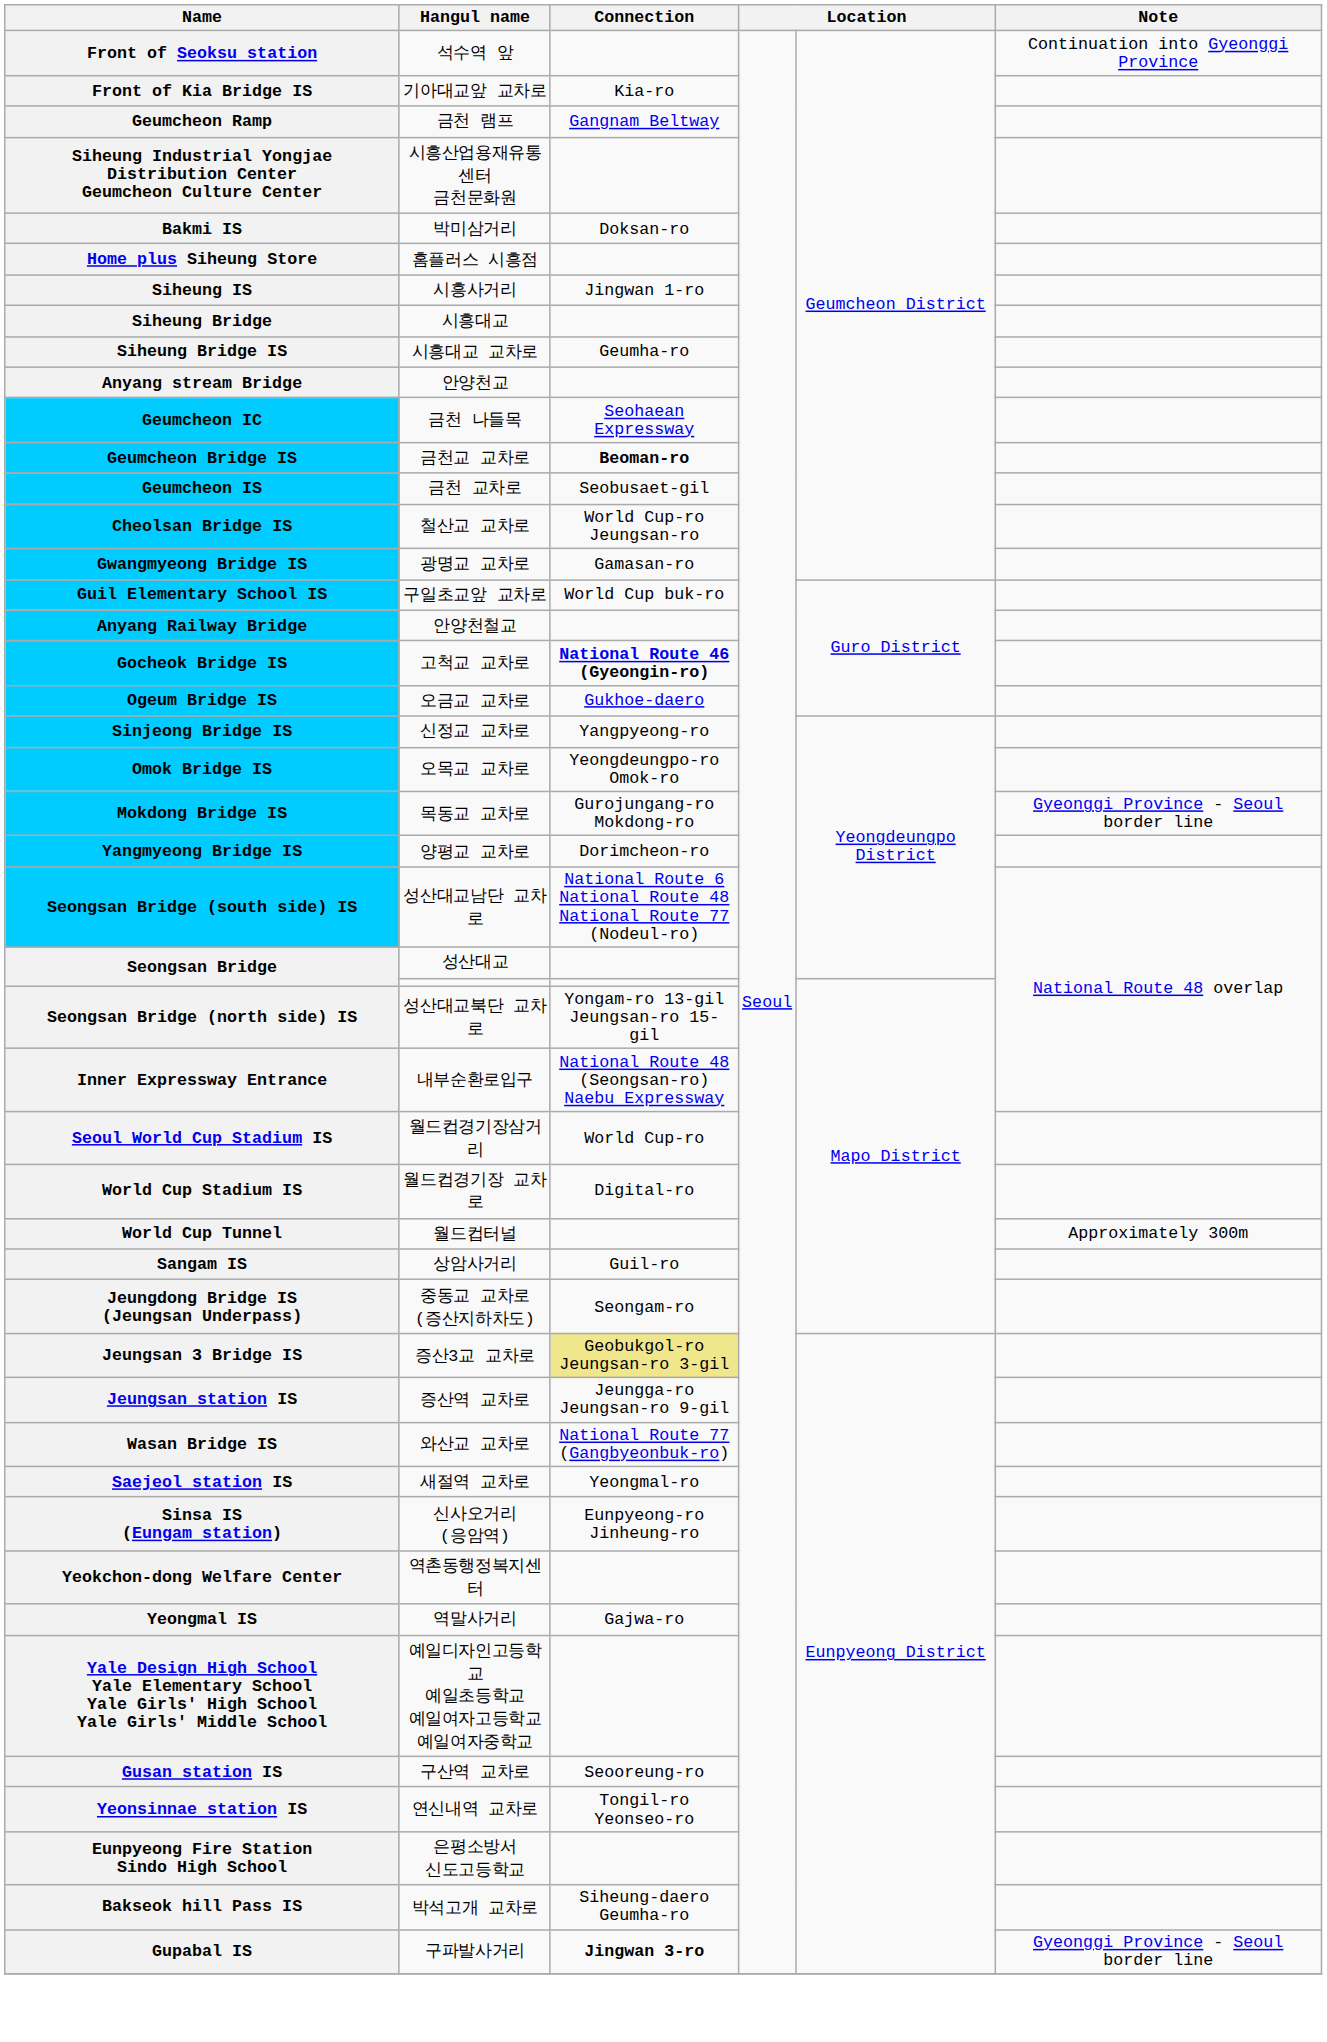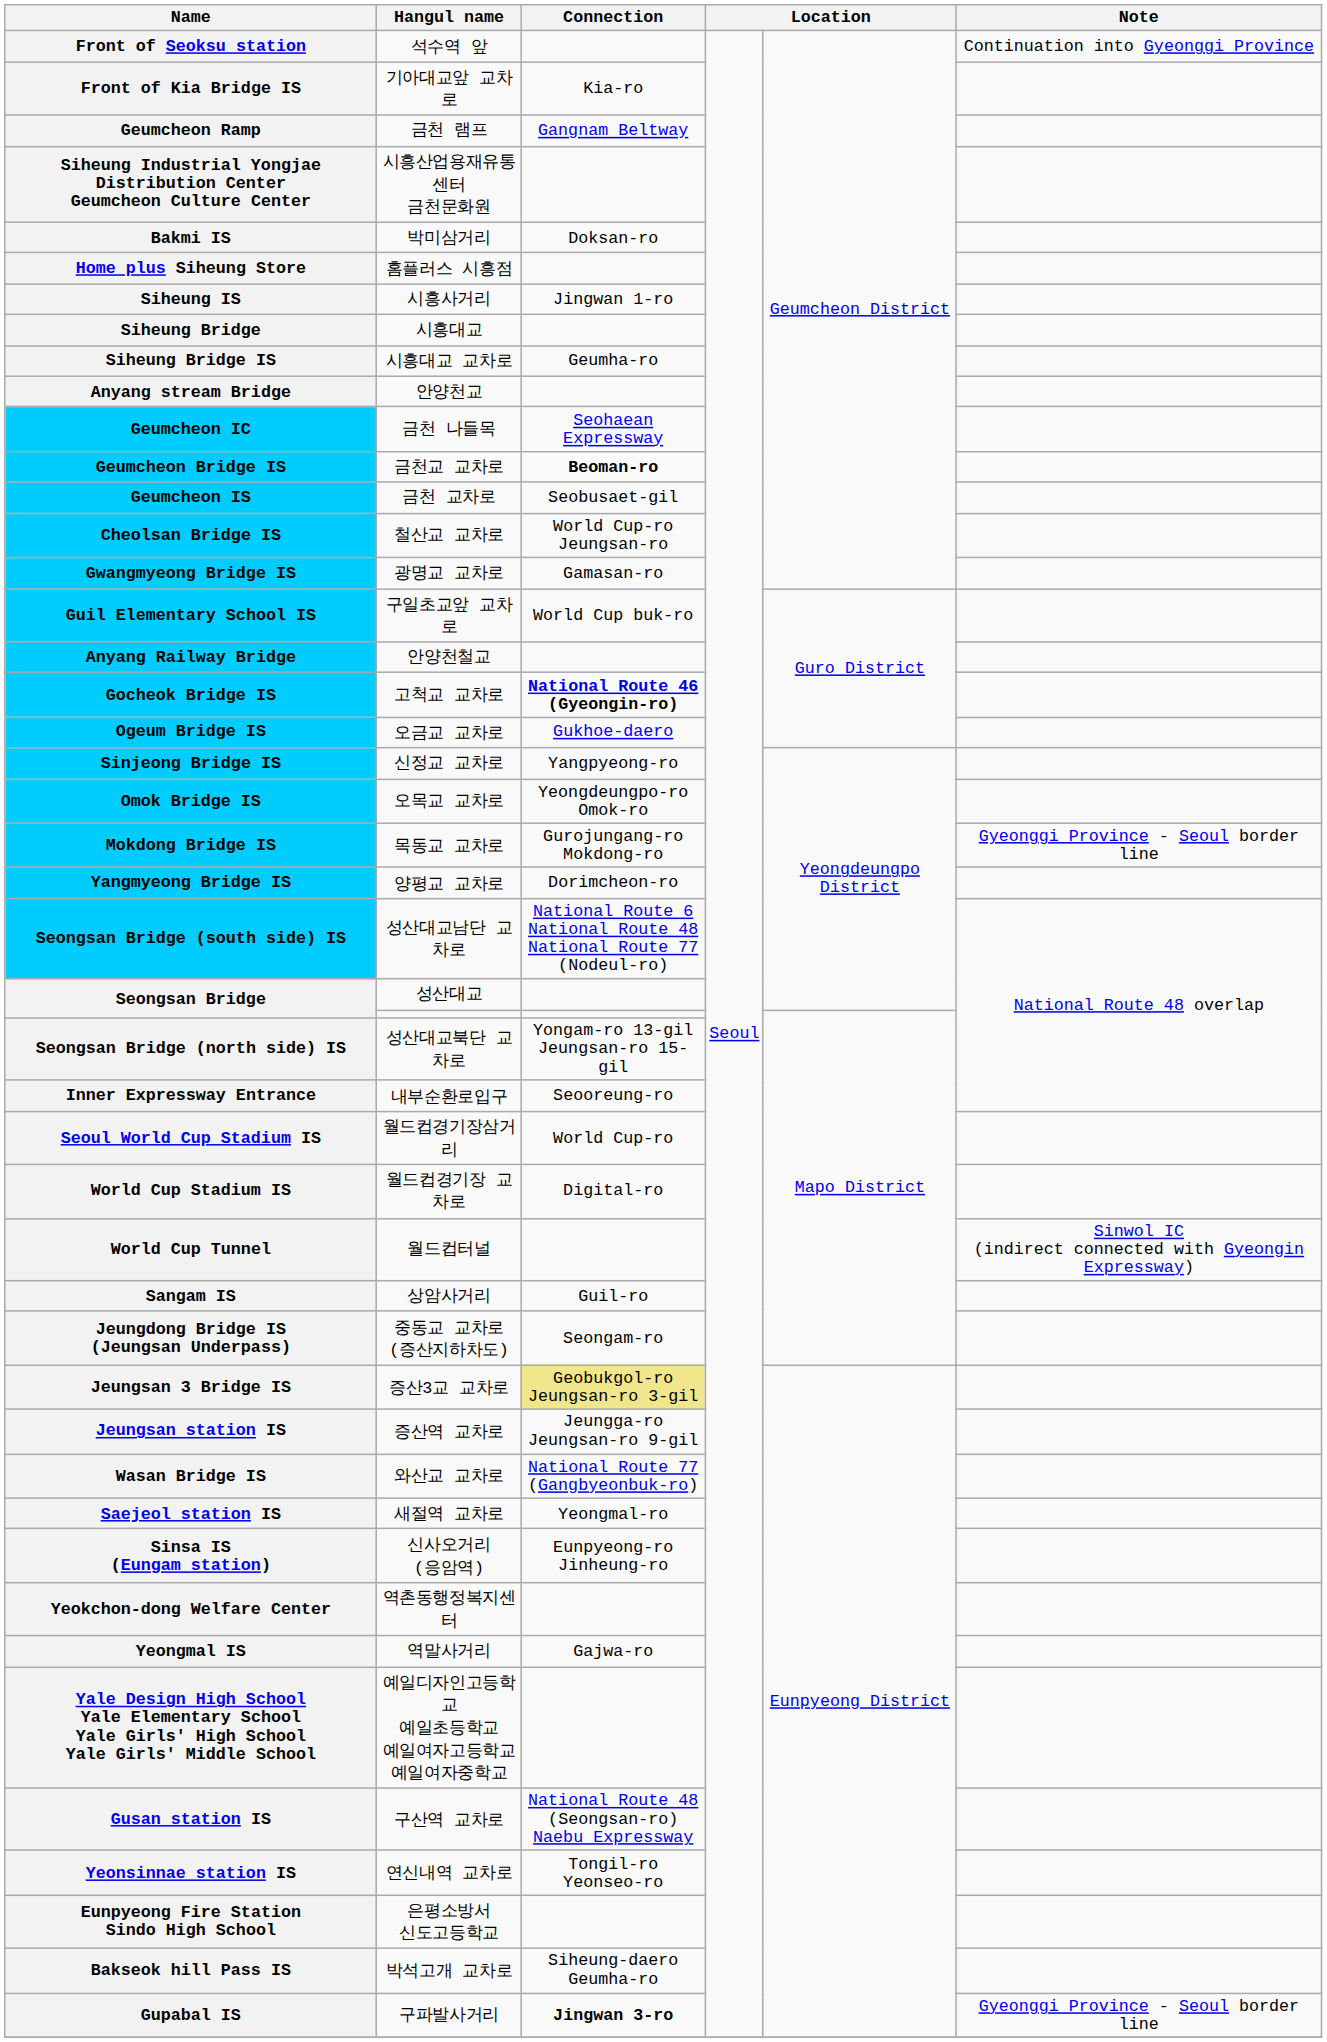(644, 1080) National Route 48 (Seongsan-ro) Naebu Expressway -> (613, 1096) Seooreung-ro
(1158, 1234) Approximately 300m -> (1139, 1249) Sinwol IC (indirect connected with Gyeongin Expressway)
(644, 1772) Seooreung-ro -> (613, 1819) National Route 48 (Seongsan-ro) Naebu Expressway
